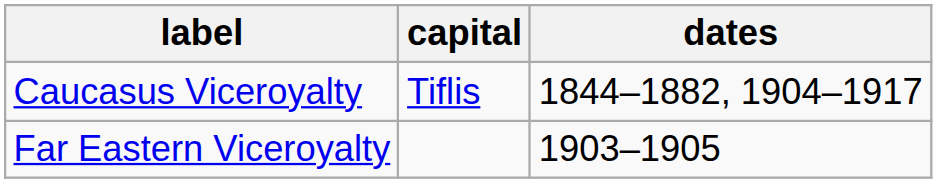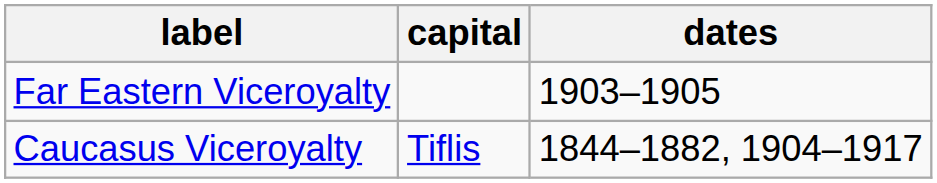rows swapped: (188, 90) <-> (202, 148)
